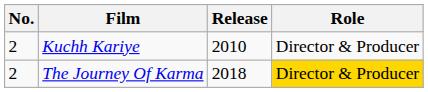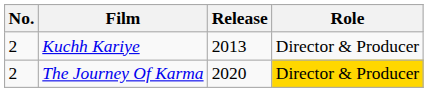(229, 45) 2010 -> (229, 45) 2013
(229, 73) 2018 -> (229, 73) 2020
